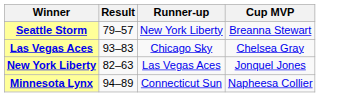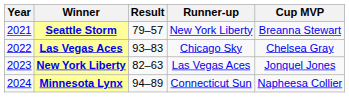+ column: (19, 13)
